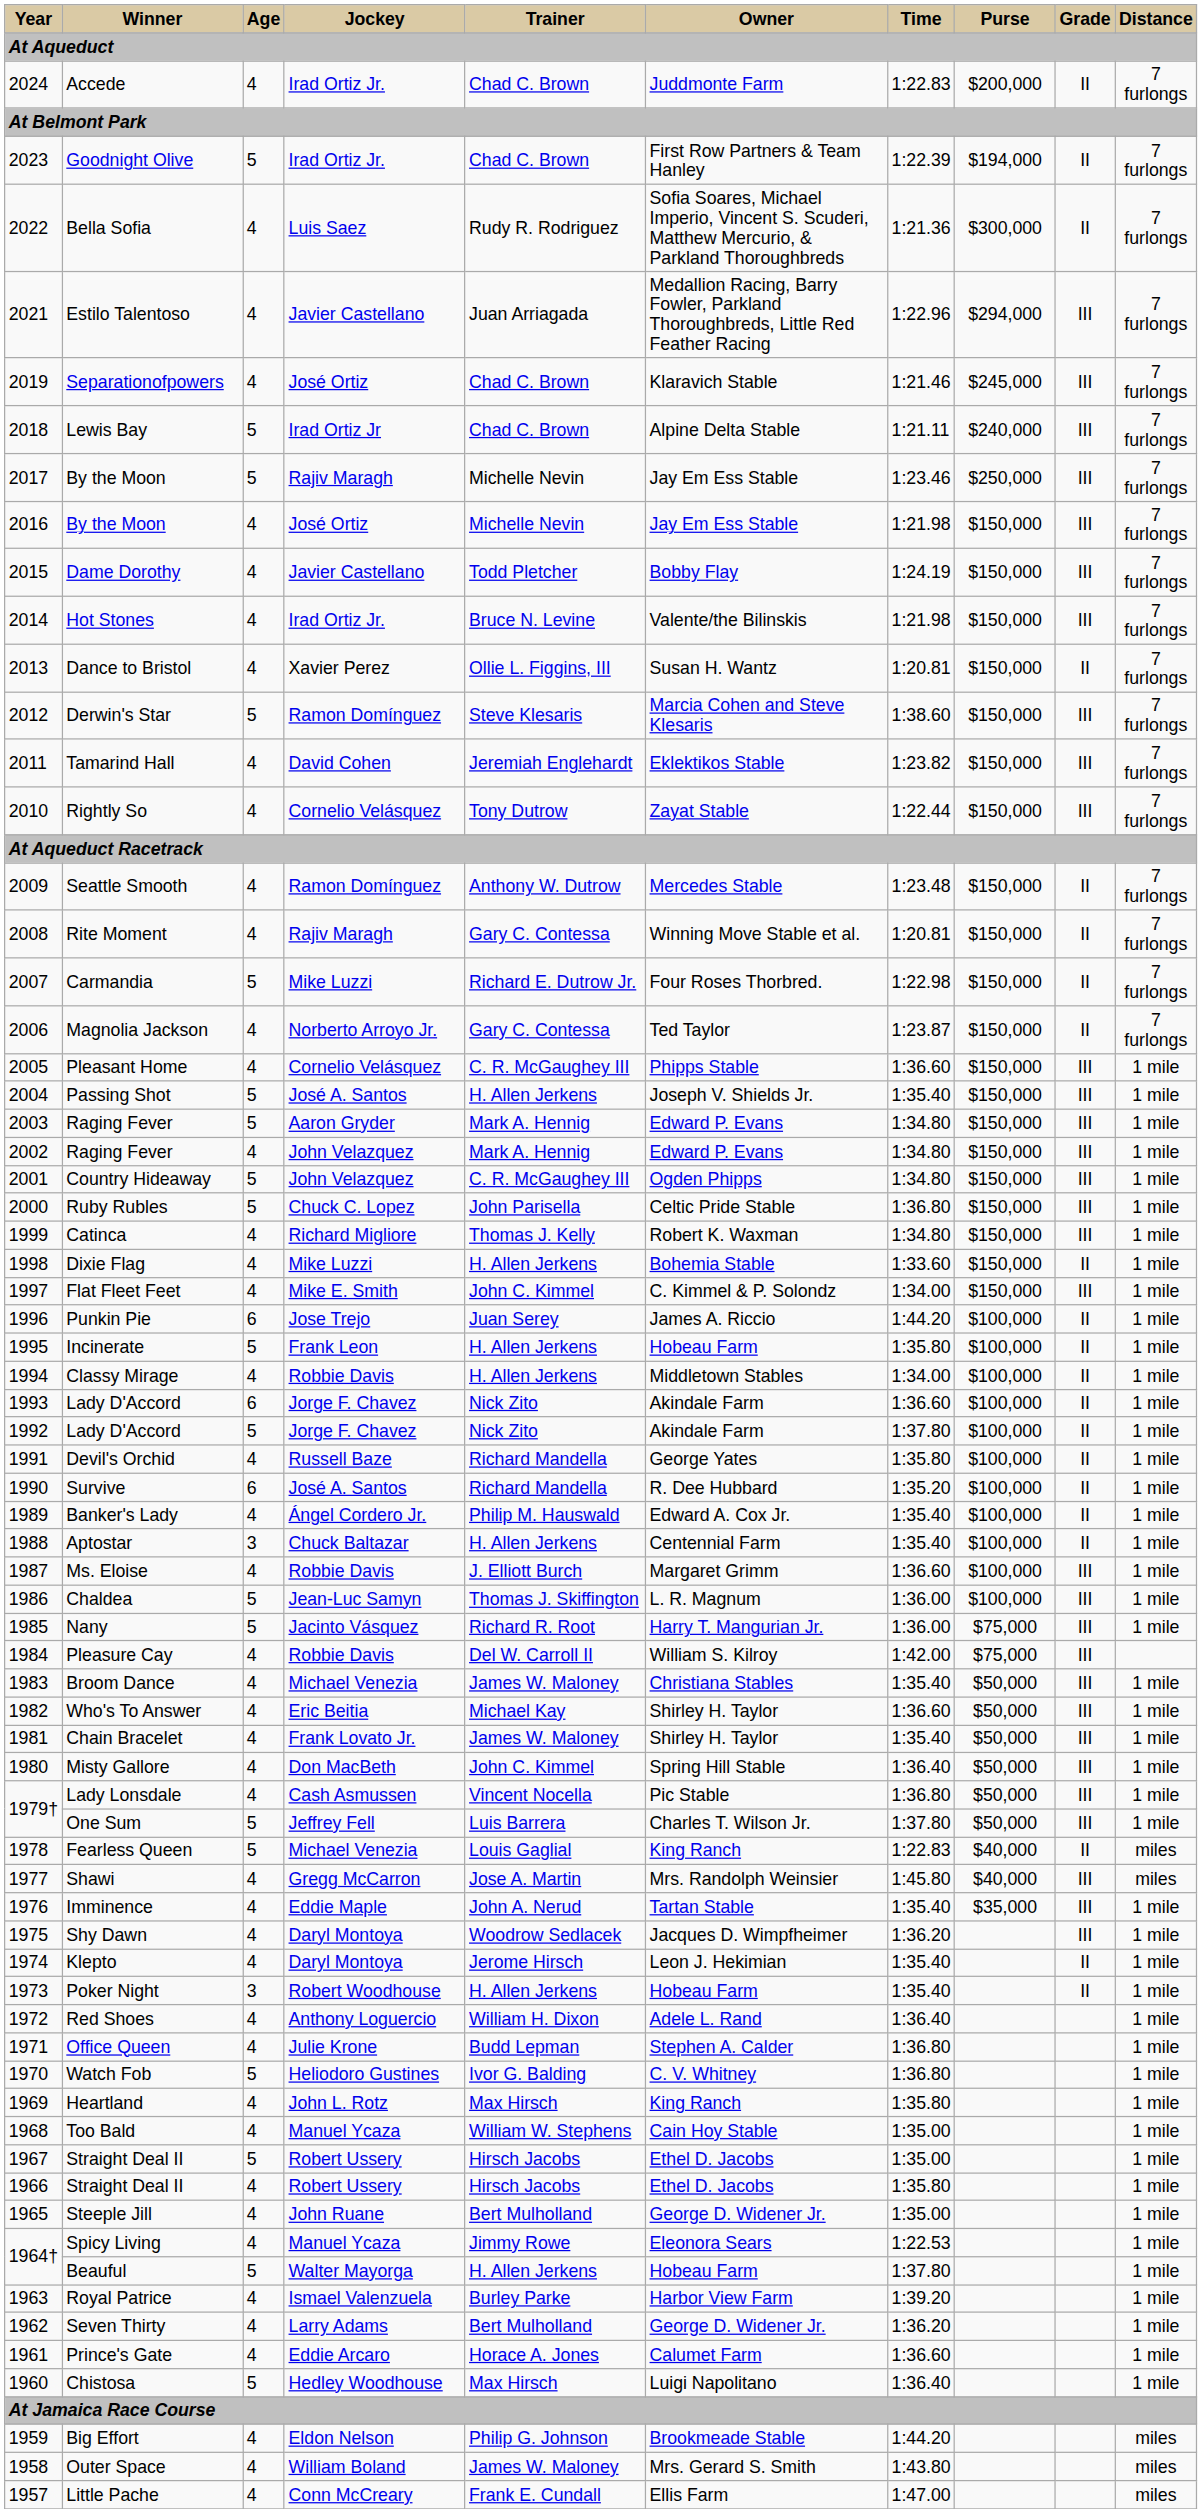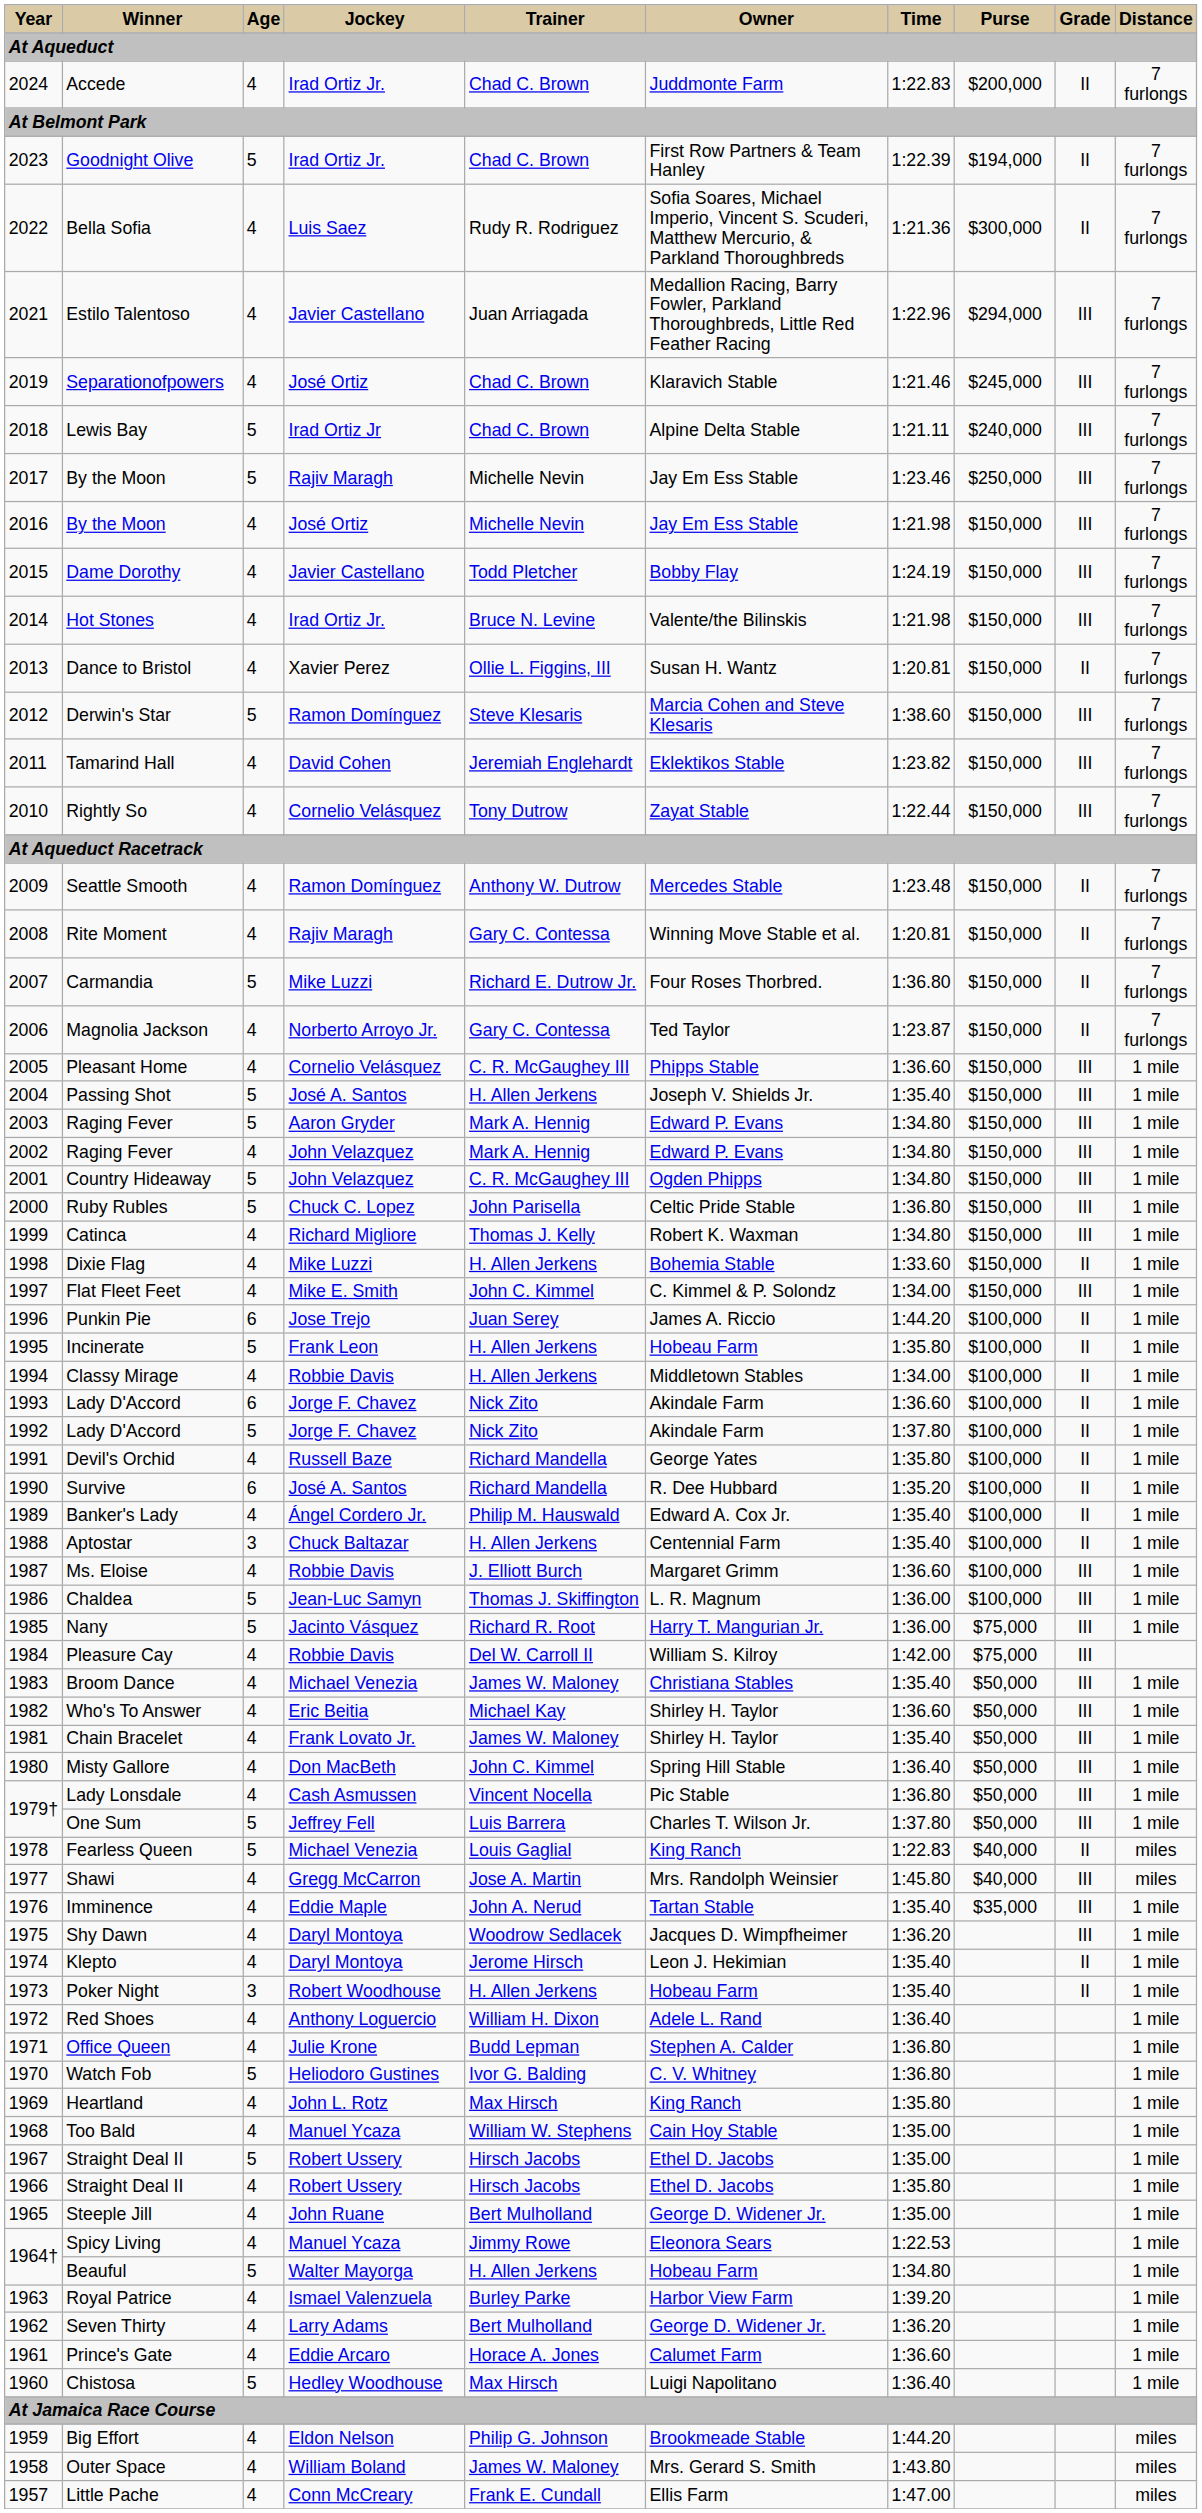(921, 982) 1:22.98 -> (921, 982) 1:36.80
(921, 2271) 1:37.80 -> (921, 2271) 1:34.80
